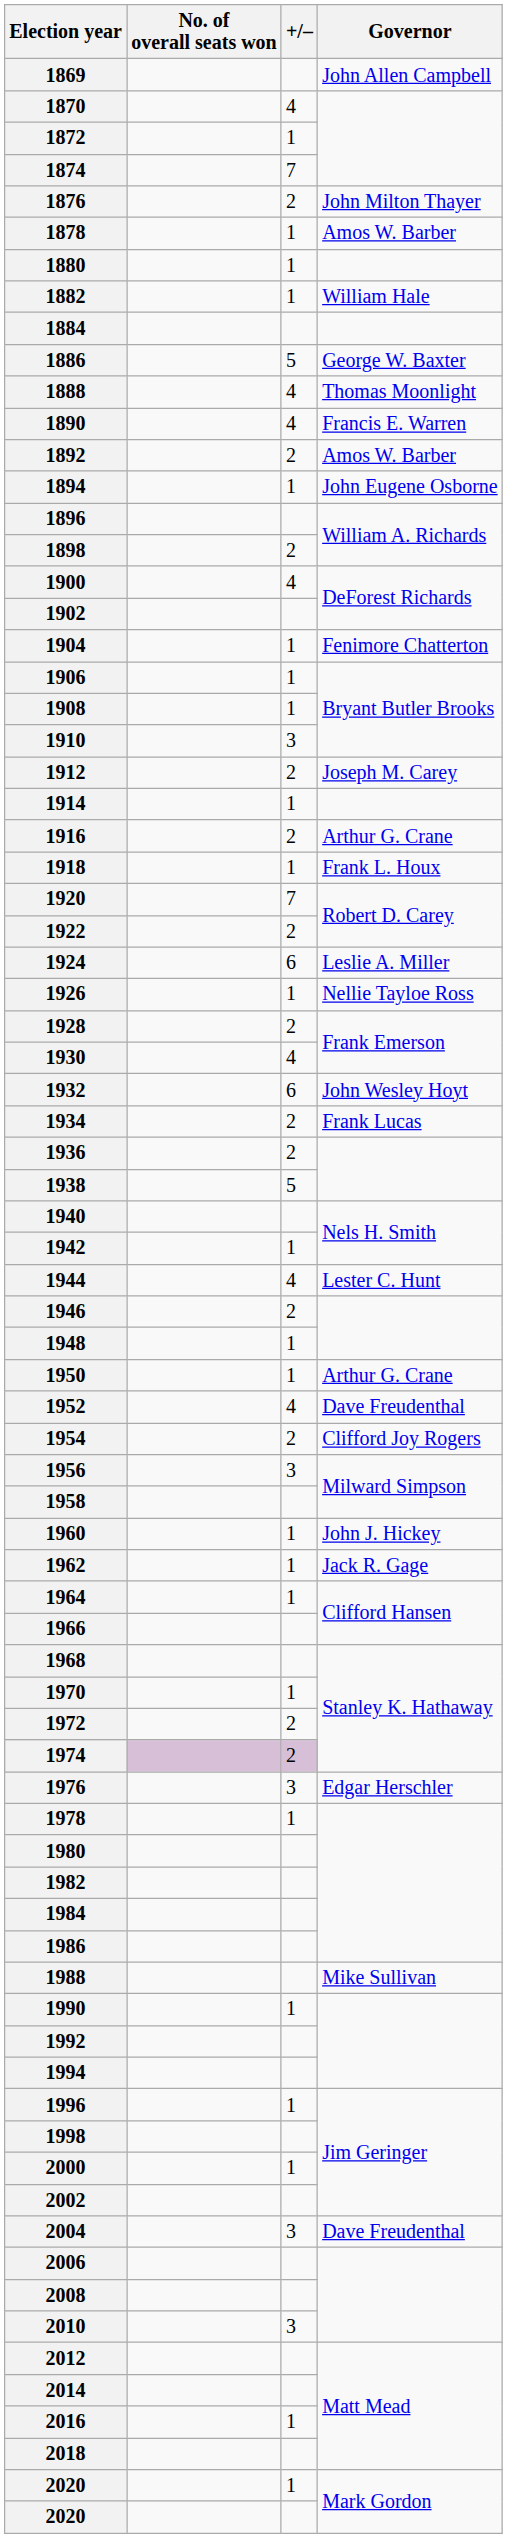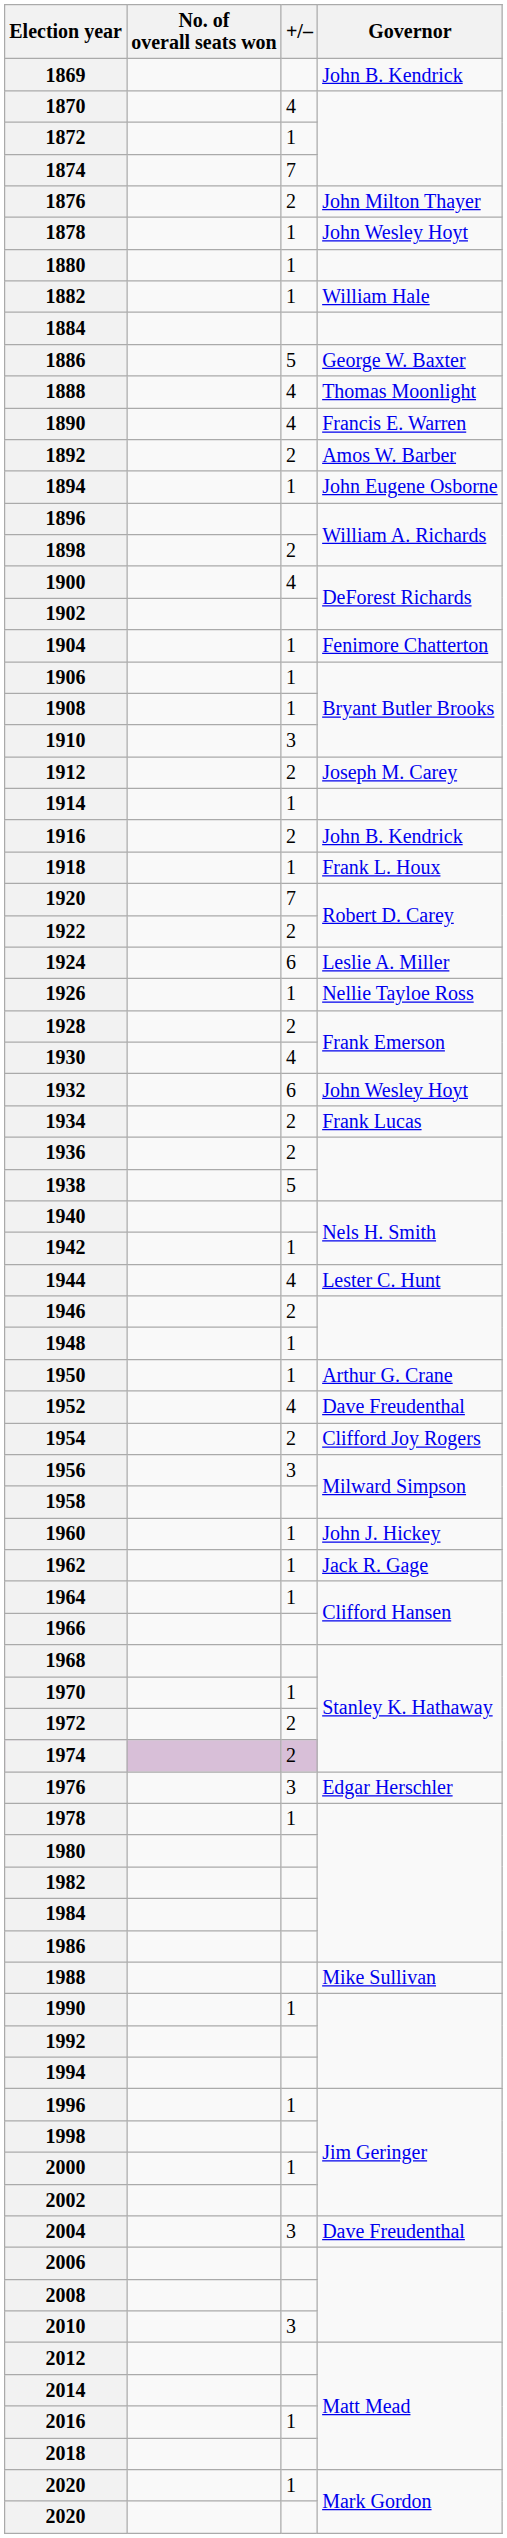(407, 74) John Allen Campbell -> (392, 74) John B. Kendrick
(389, 233) Amos W. Barber -> (395, 233) John Wesley Hoyt
(387, 835) Arthur G. Crane -> (392, 835) John B. Kendrick
